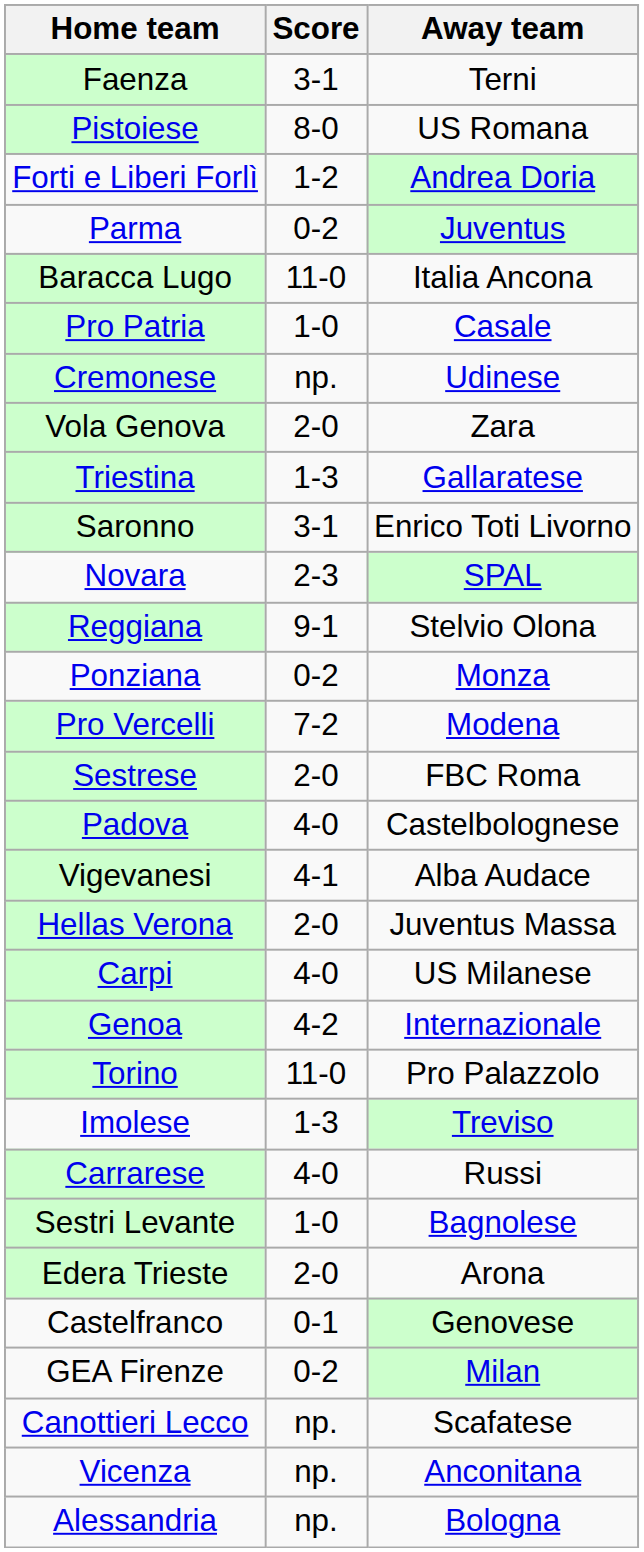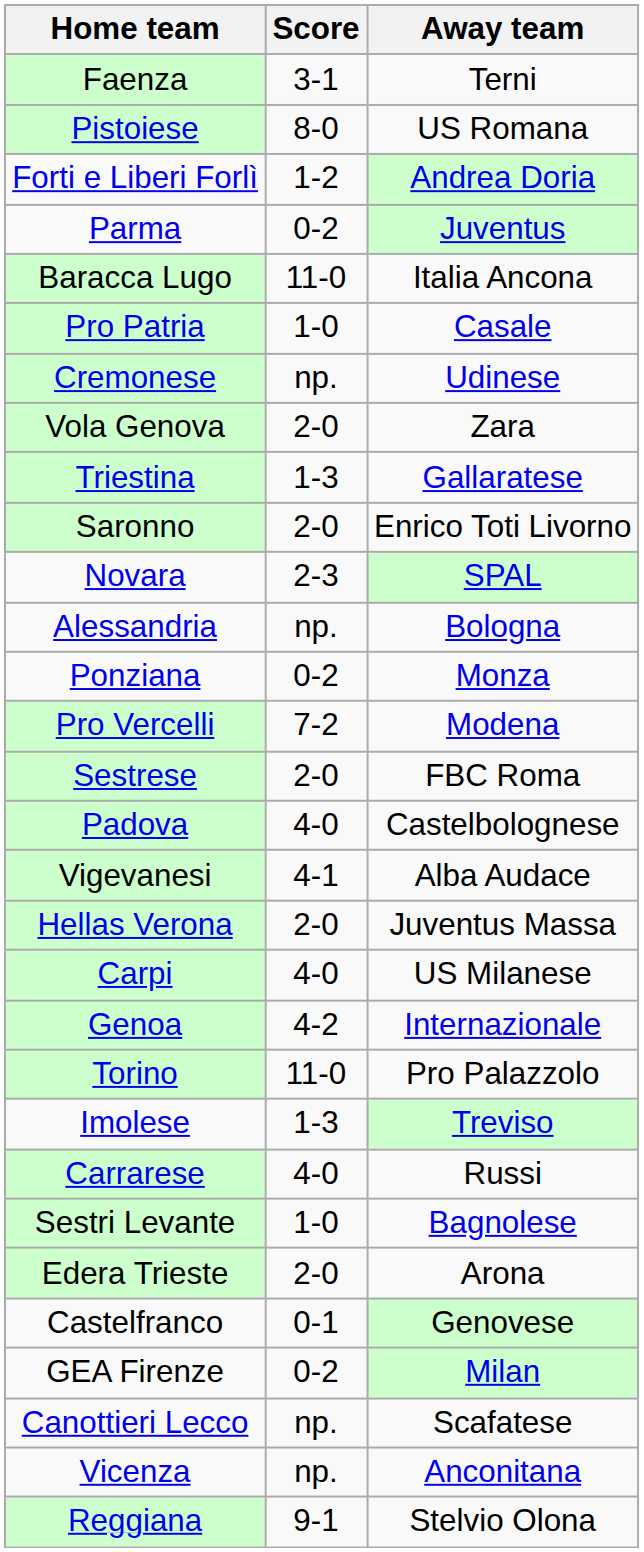(316, 526) 3-1 -> (316, 526) 2-0
rows swapped: (135, 626) <-> (135, 1521)
